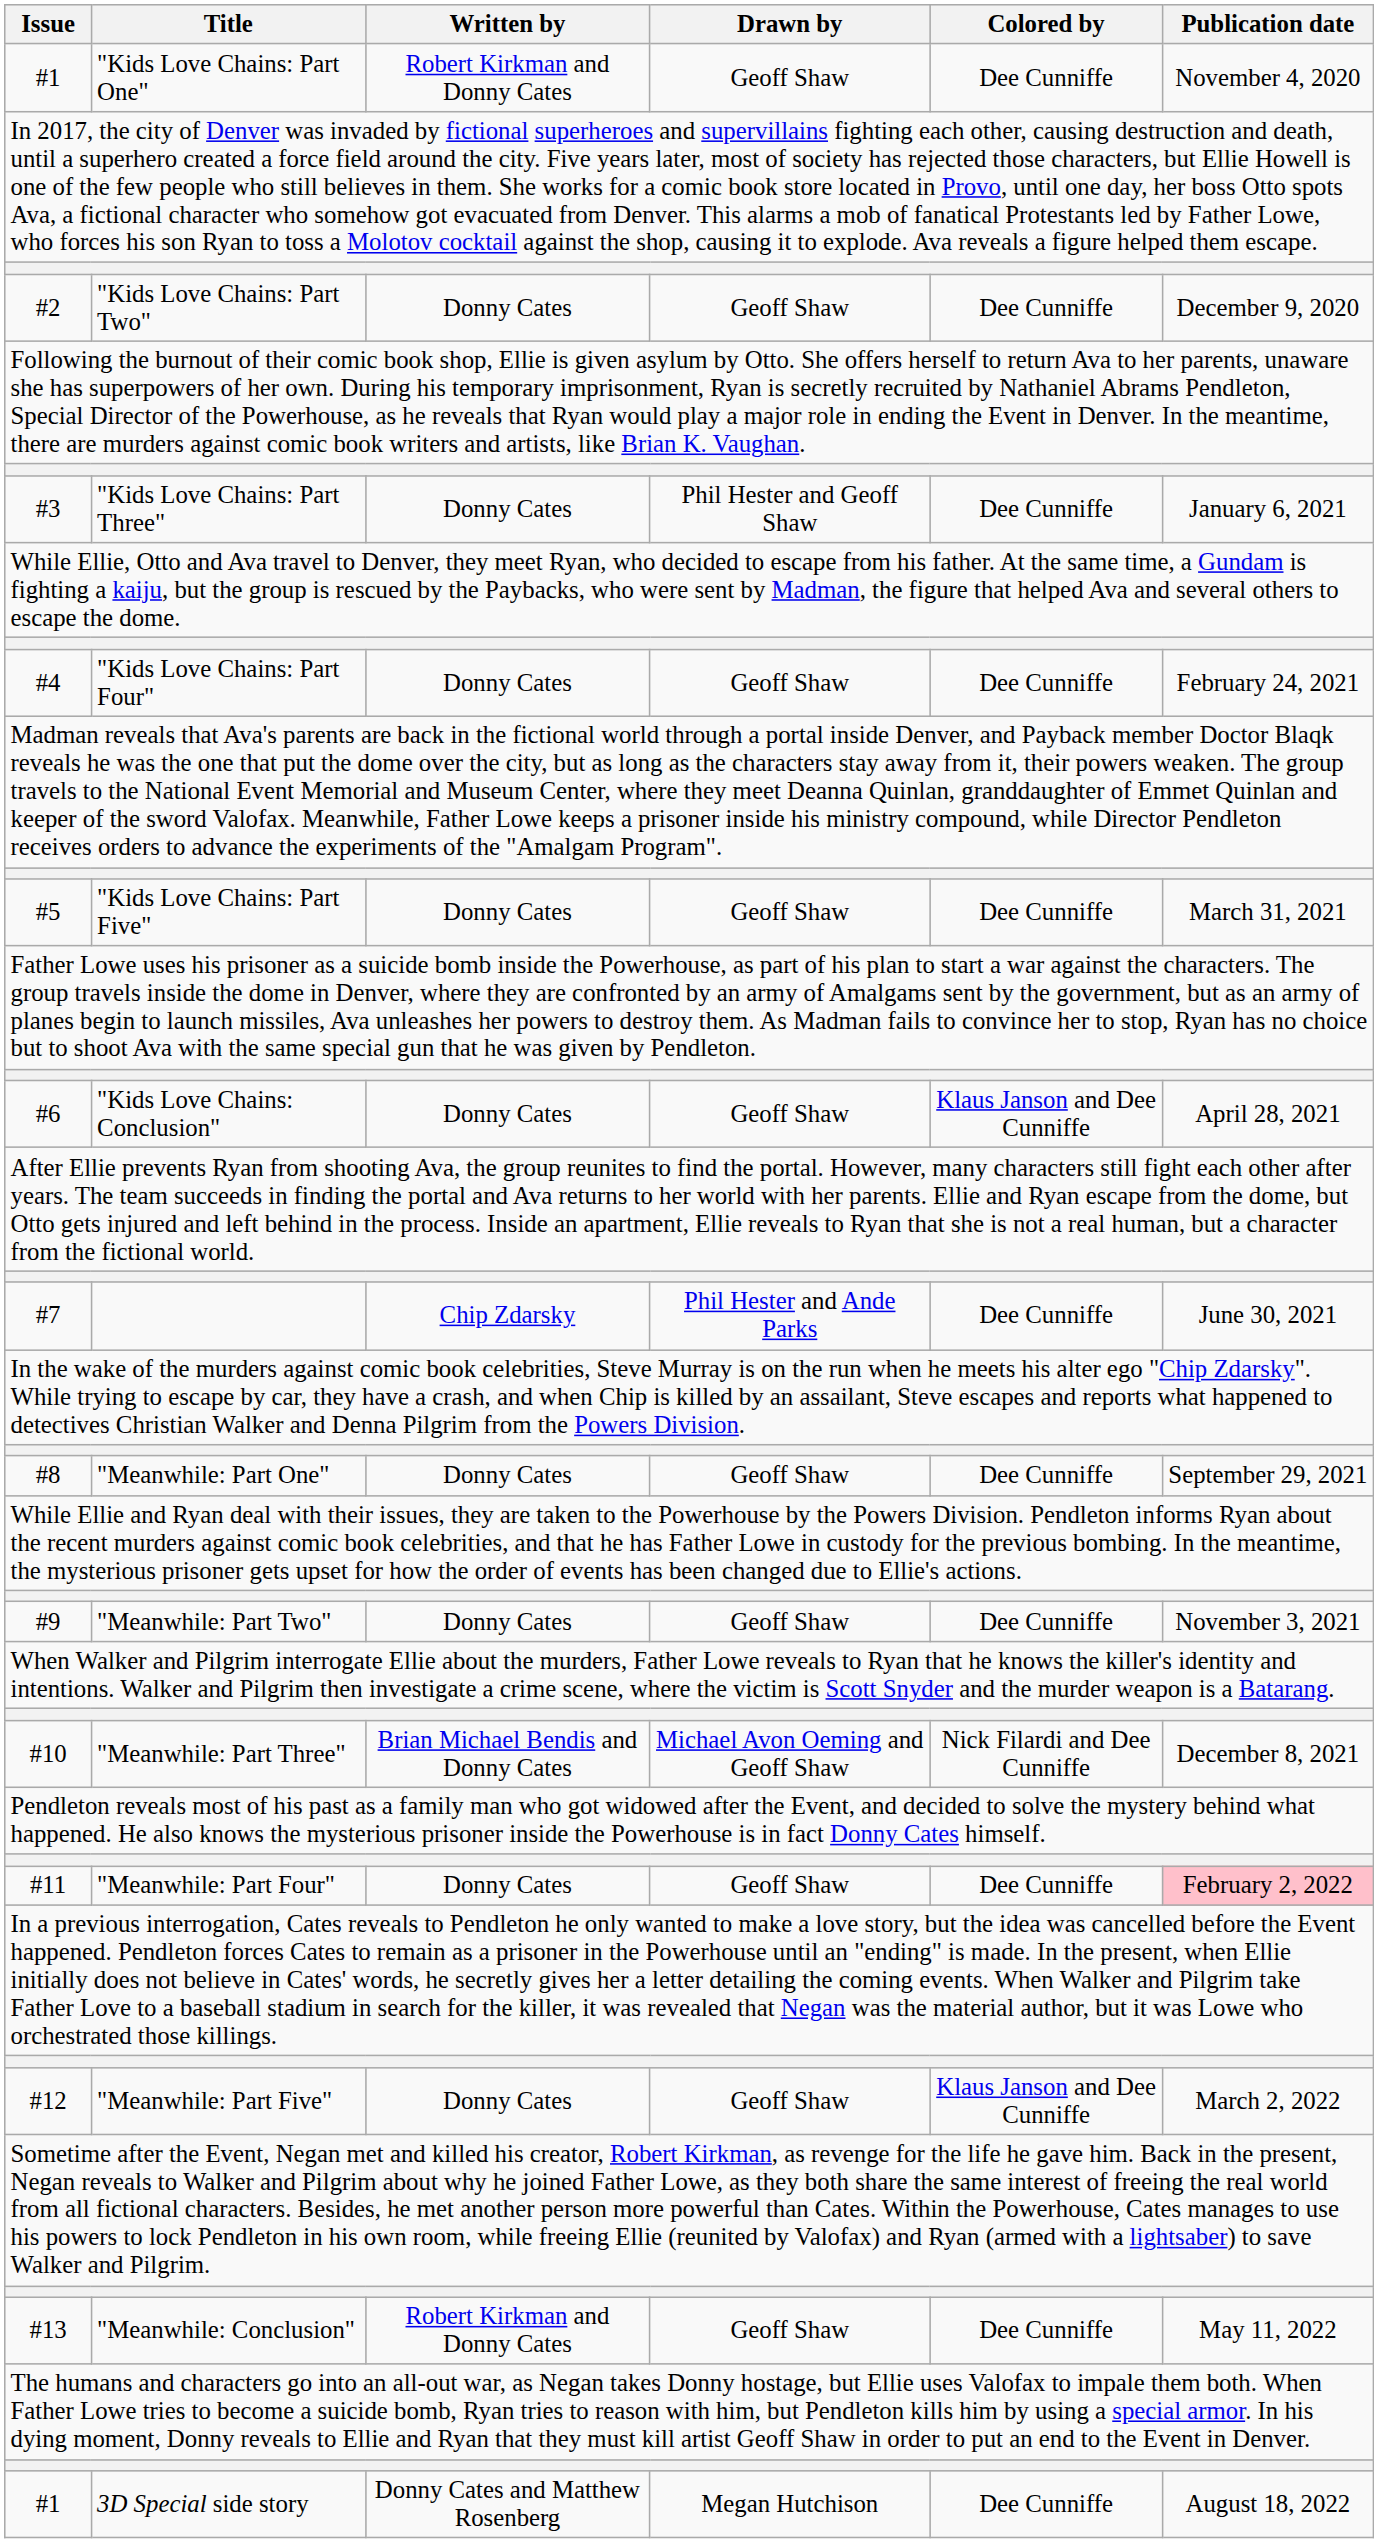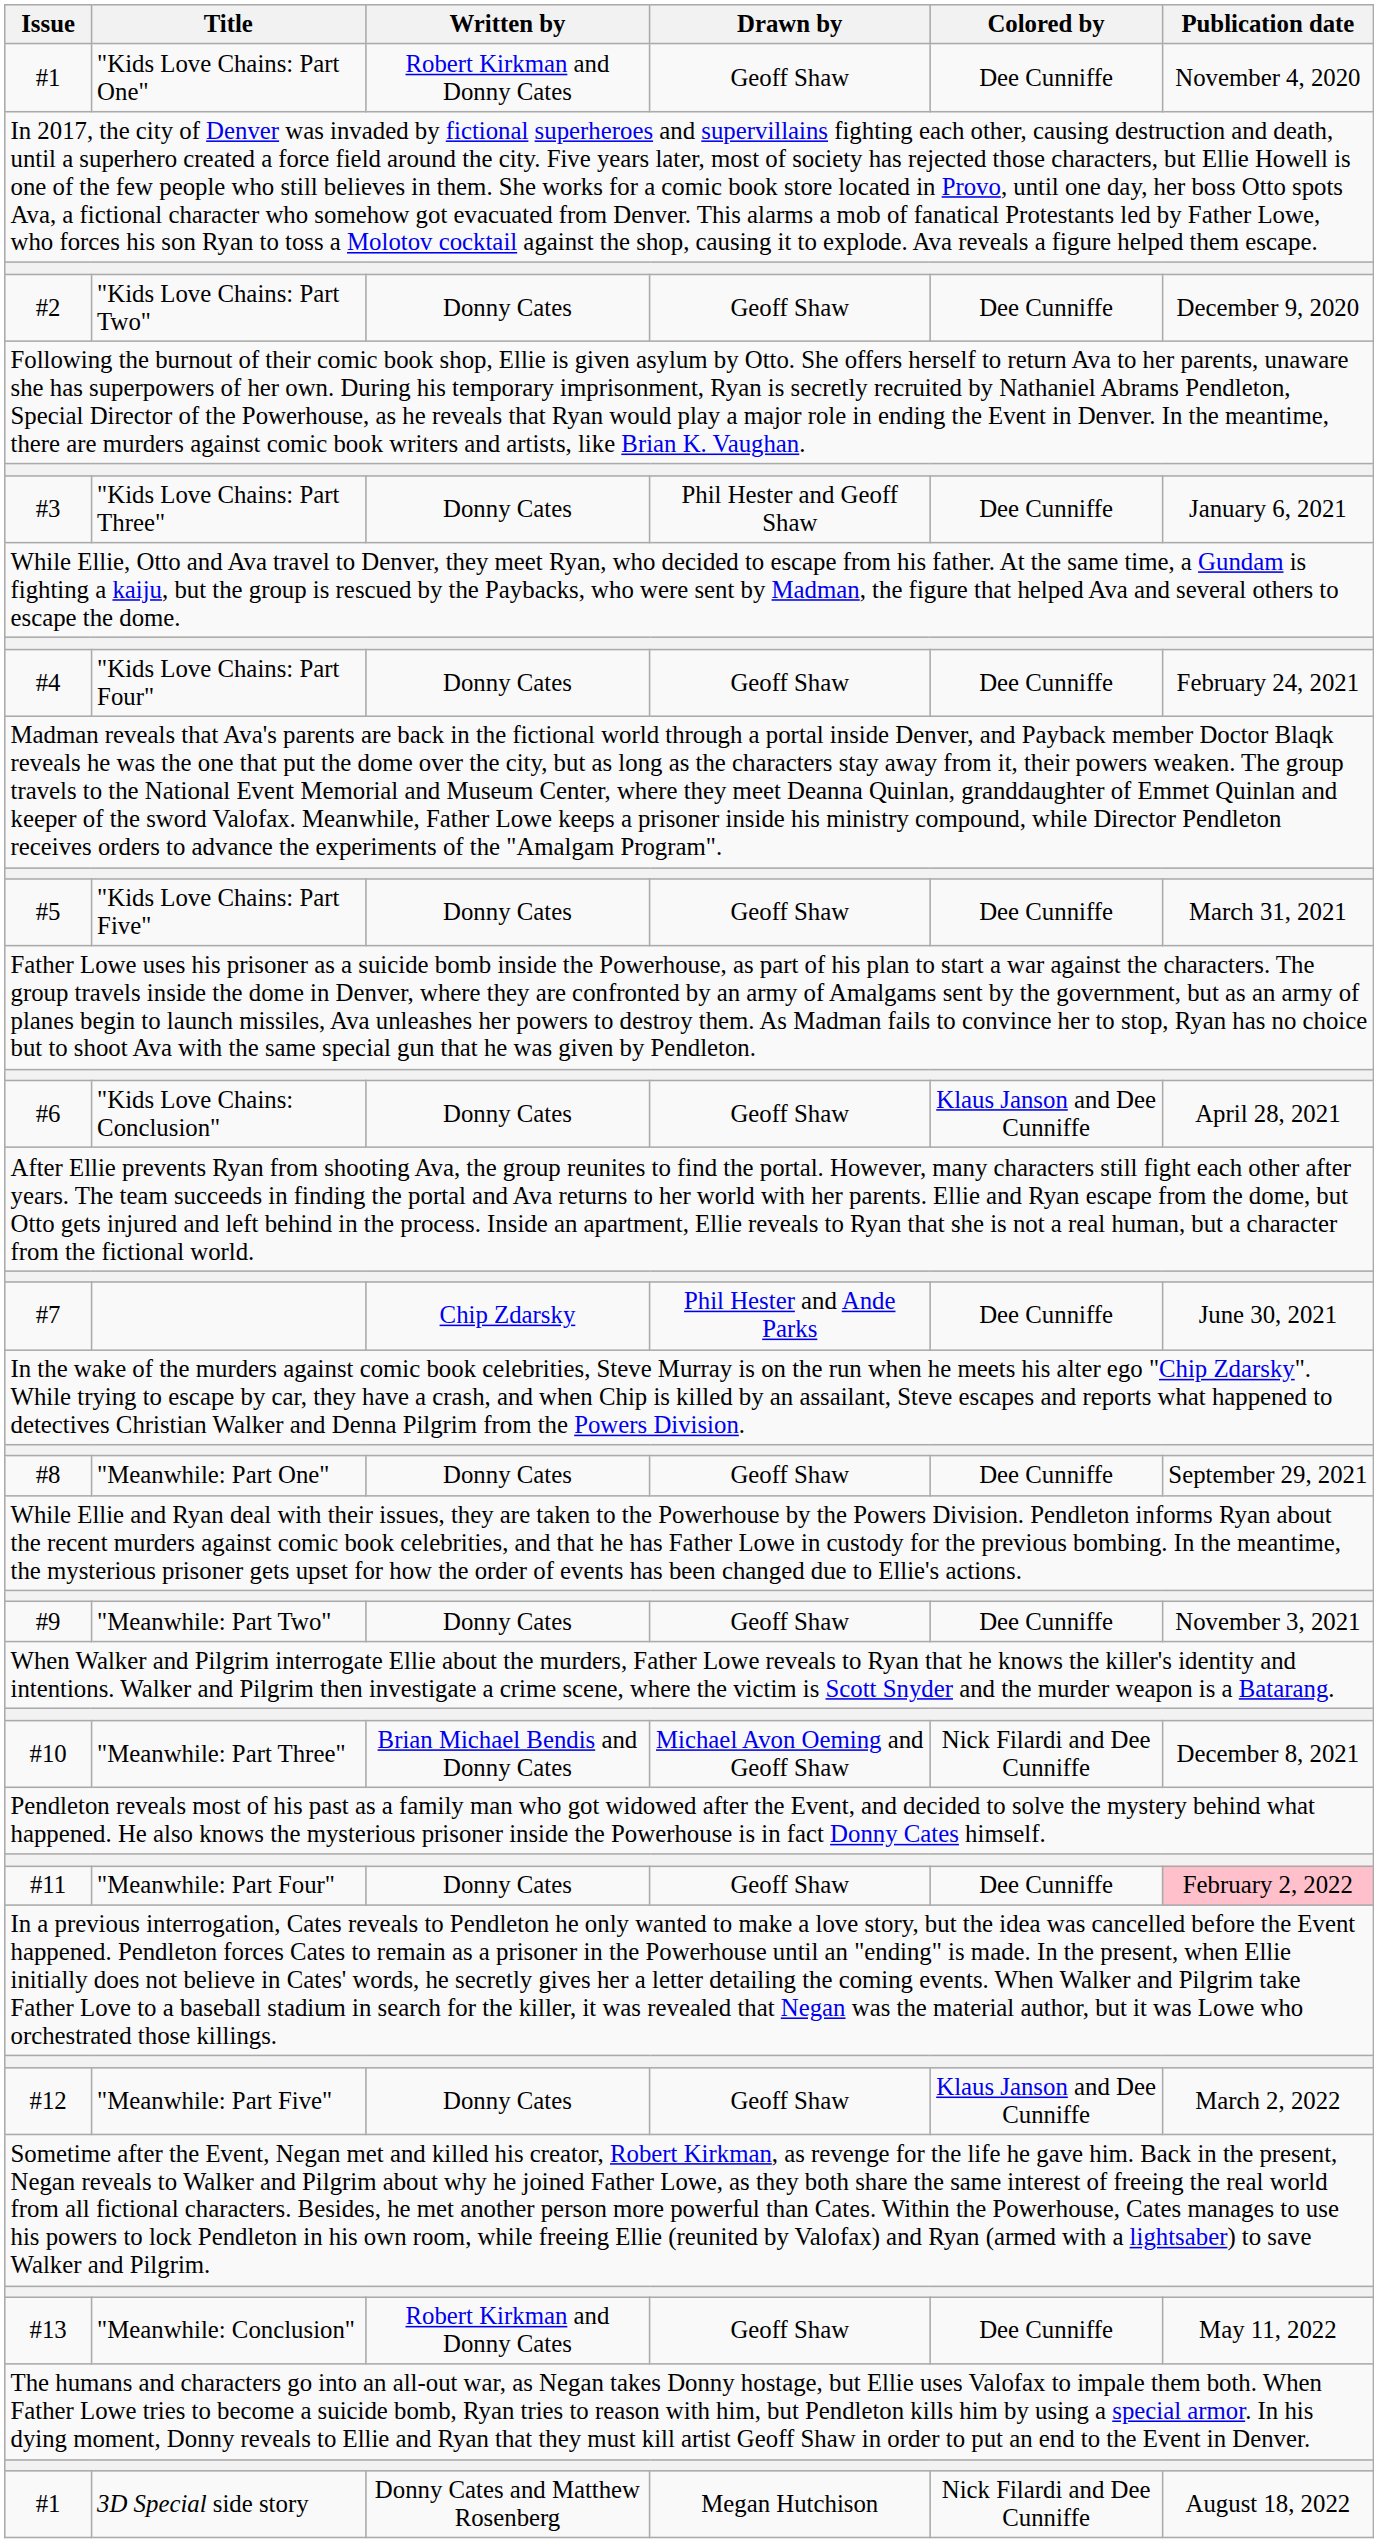(1046, 2504) Dee Cunniffe -> (1046, 2504) Nick Filardi and Dee Cunniffe
